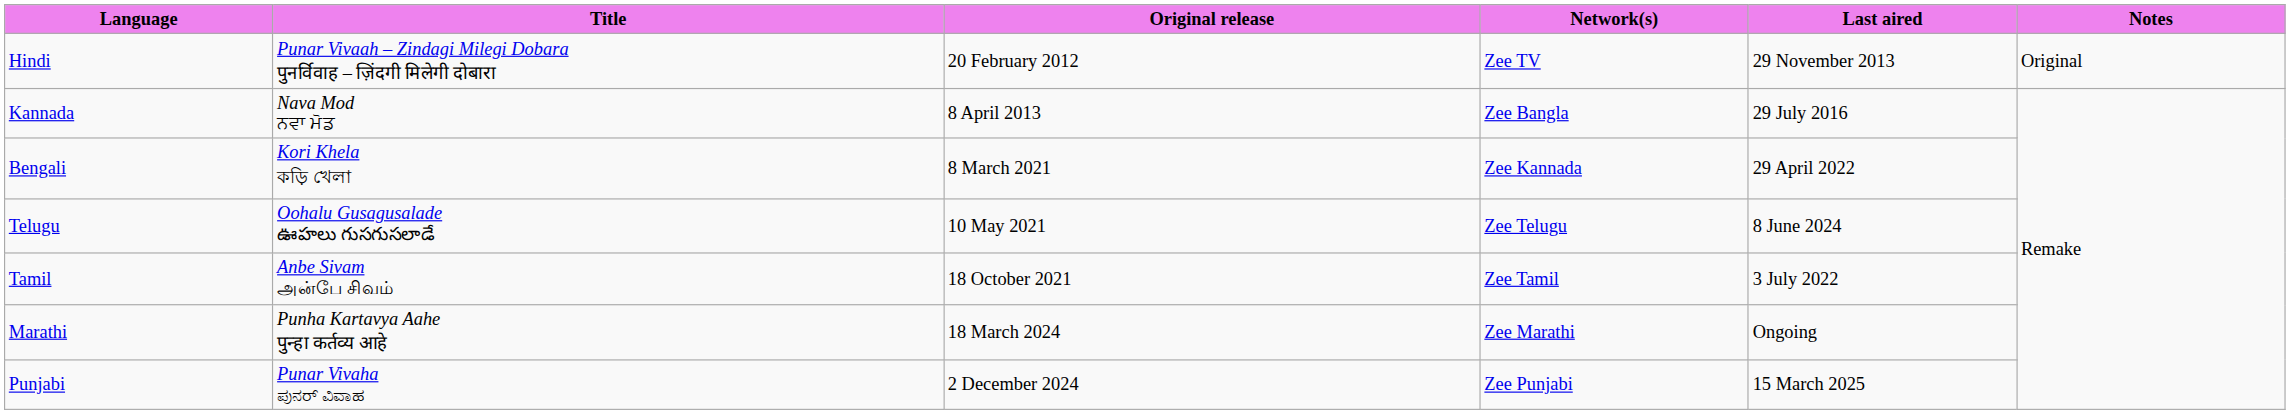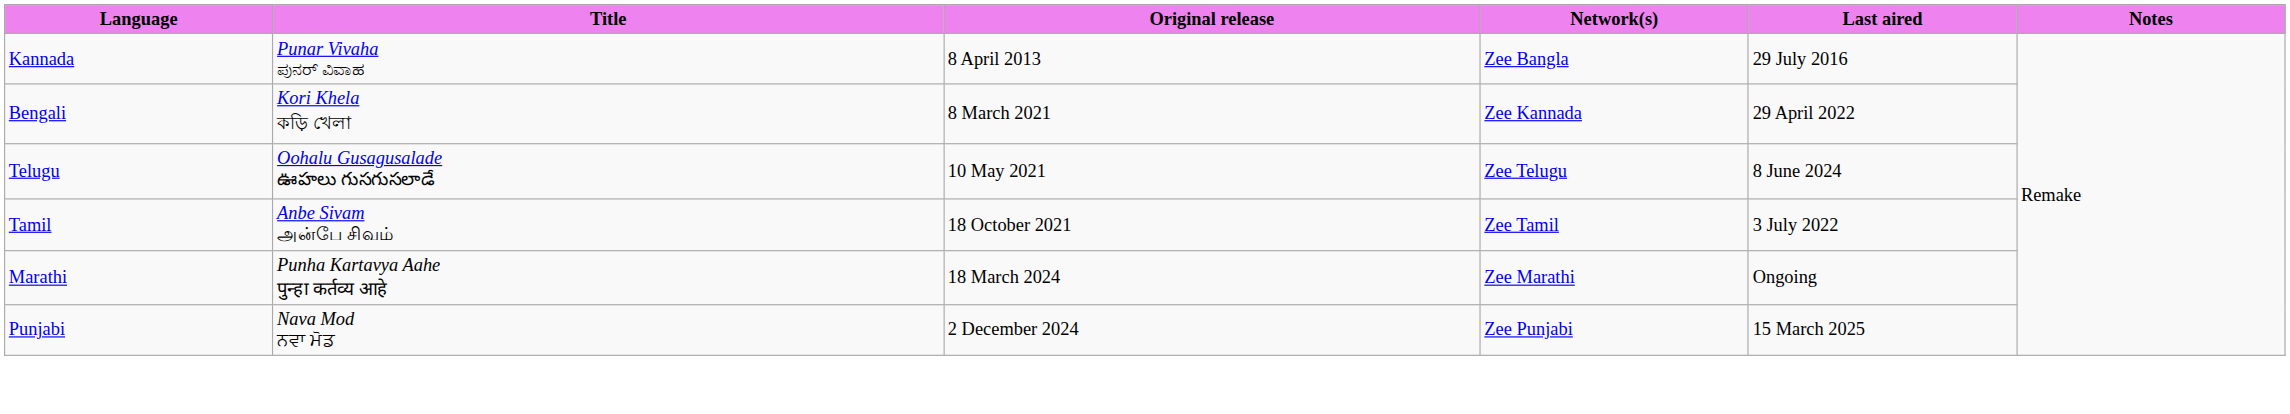- row: (30, 60)
(316, 113) Nava Mod ਨਵਾ ਮੋਡ -> (328, 58) Punar Vivaha ಪುನರ್ ವಿವಾಹ
(328, 384) Punar Vivaha ಪುನರ್ ವಿವಾಹ -> (316, 329) Nava Mod ਨਵਾ ਮੋਡ
